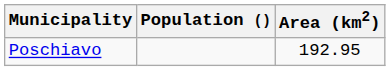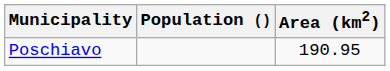(330, 51) 192.95 -> (330, 51) 190.95
